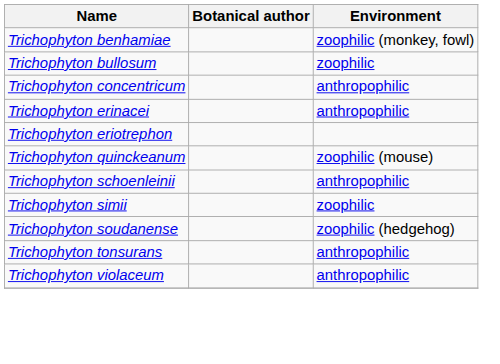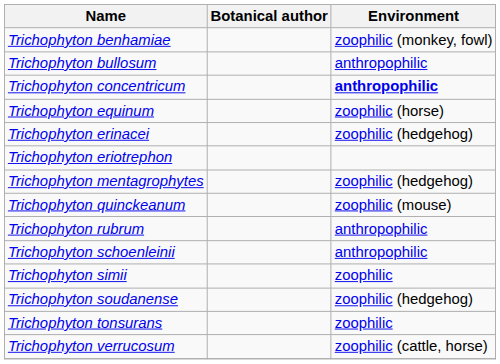(346, 63) zoophilic -> (381, 63) anthropophilic
(363, 87) normal -> (386, 87) bold
+ row: (81, 110)
(363, 110) anthropophilic -> (404, 134) zoophilic (hedgehog)
+ row: (106, 181)
+ row: (76, 228)
(363, 252) anthropophilic -> (364, 323) zoophilic
+ row: (91, 346)
- row: (86, 275)
